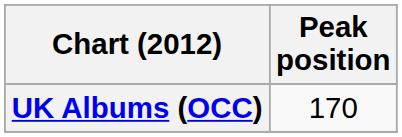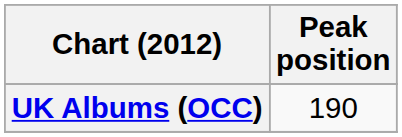(333, 107) 170 -> (333, 107) 190
